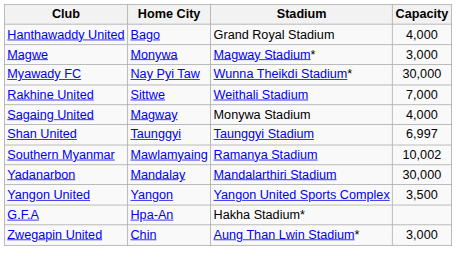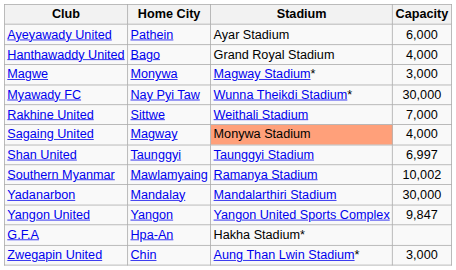+ row: (60, 34)
(262, 114) no background -> (262, 134) lightsalmon background
(422, 194) 3,500 -> (422, 214) 9,847
